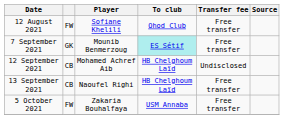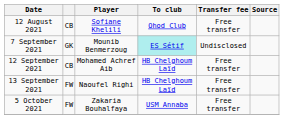(69, 26) FW -> (69, 26) CB
(223, 46) Free transfer -> (223, 46) Undisclosed
(223, 65) Undisclosed -> (223, 65) Free transfer
(69, 85) CB -> (69, 85) FW
